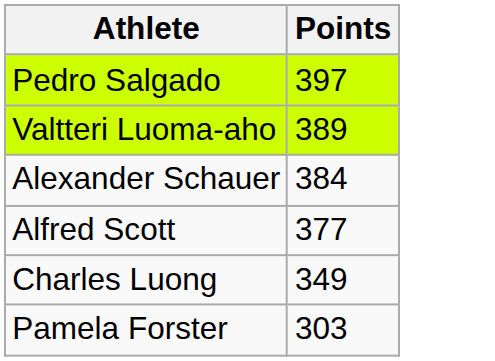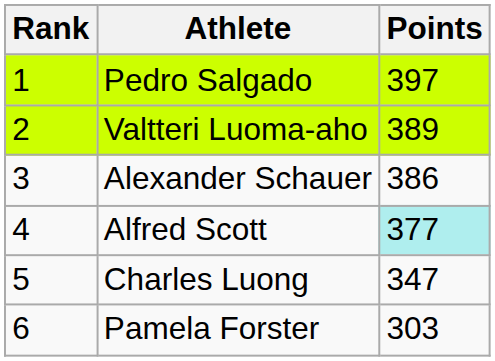+ column: (51, 29)
(321, 179) 384 -> (413, 179) 386
(321, 229) no background -> (413, 229) paleturquoise background
(321, 279) 349 -> (413, 279) 347
